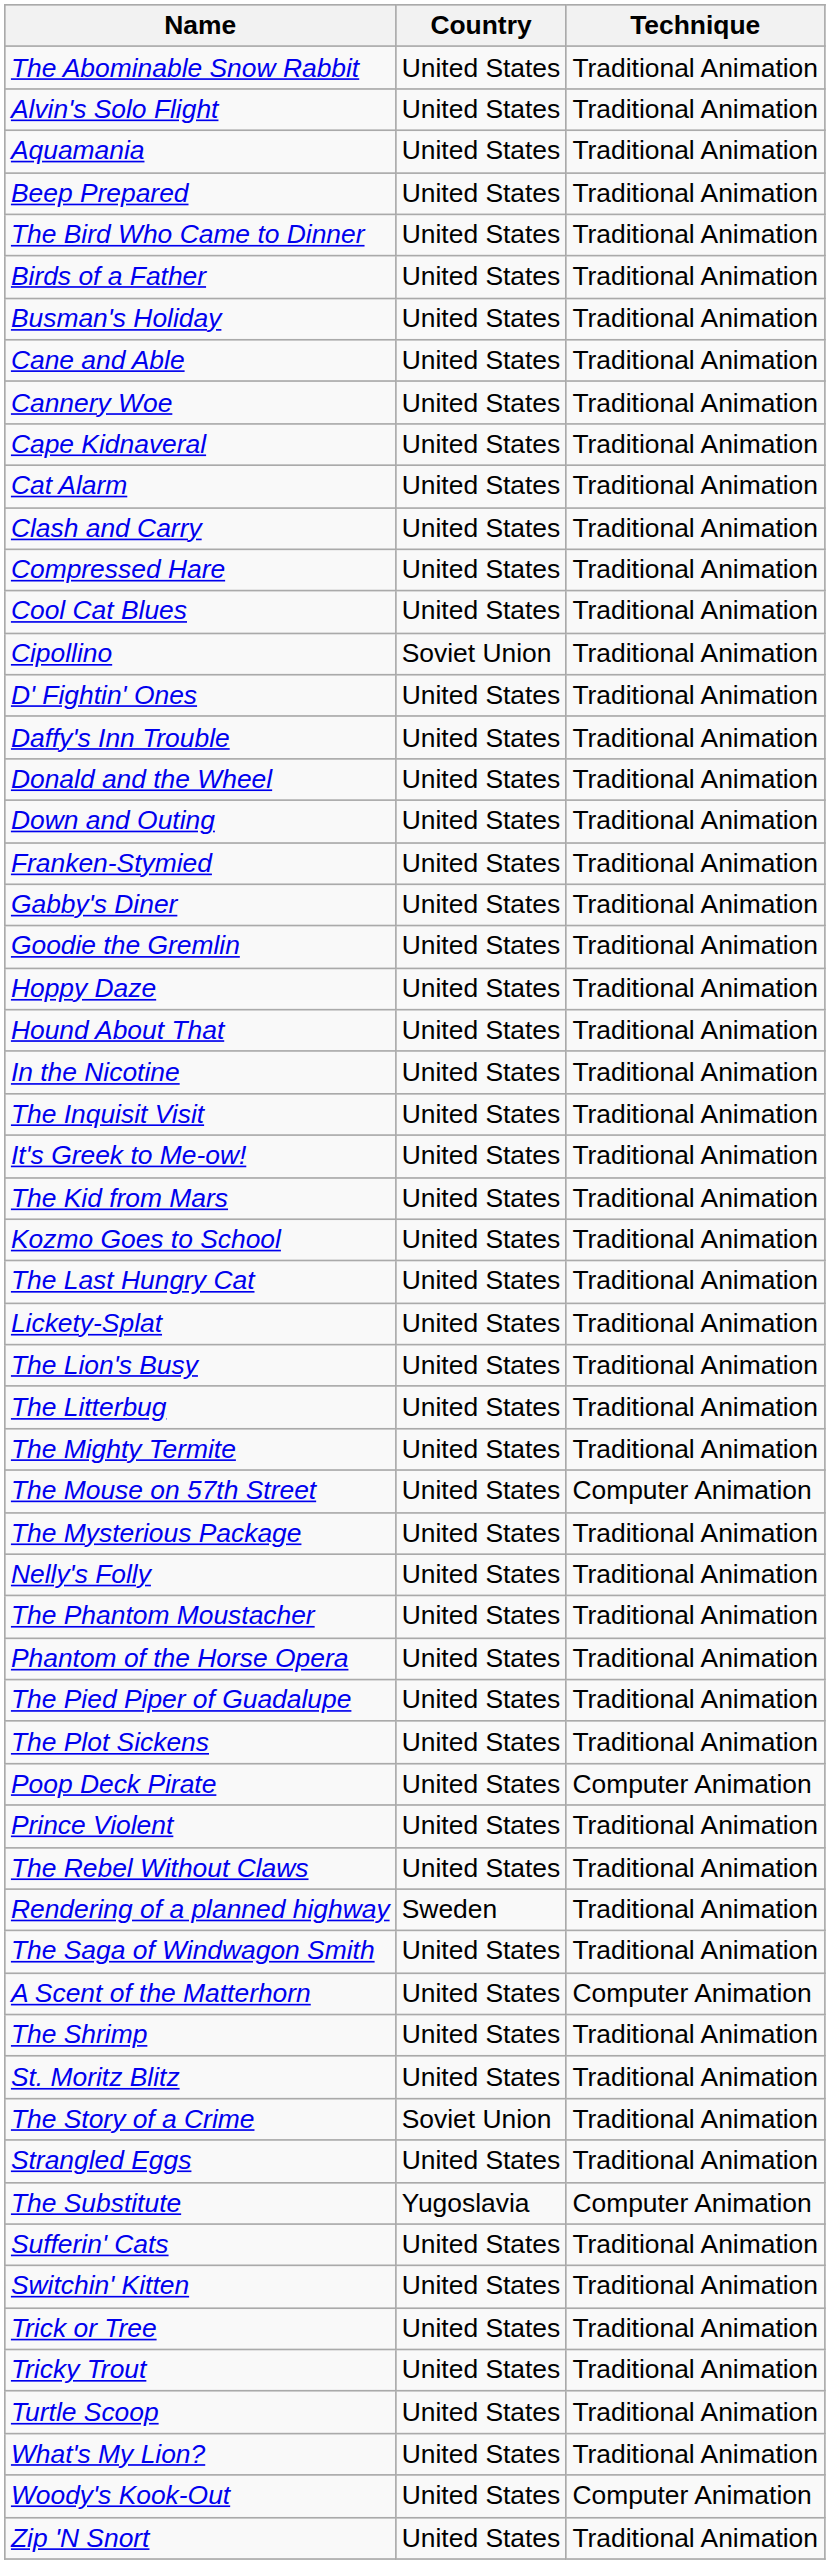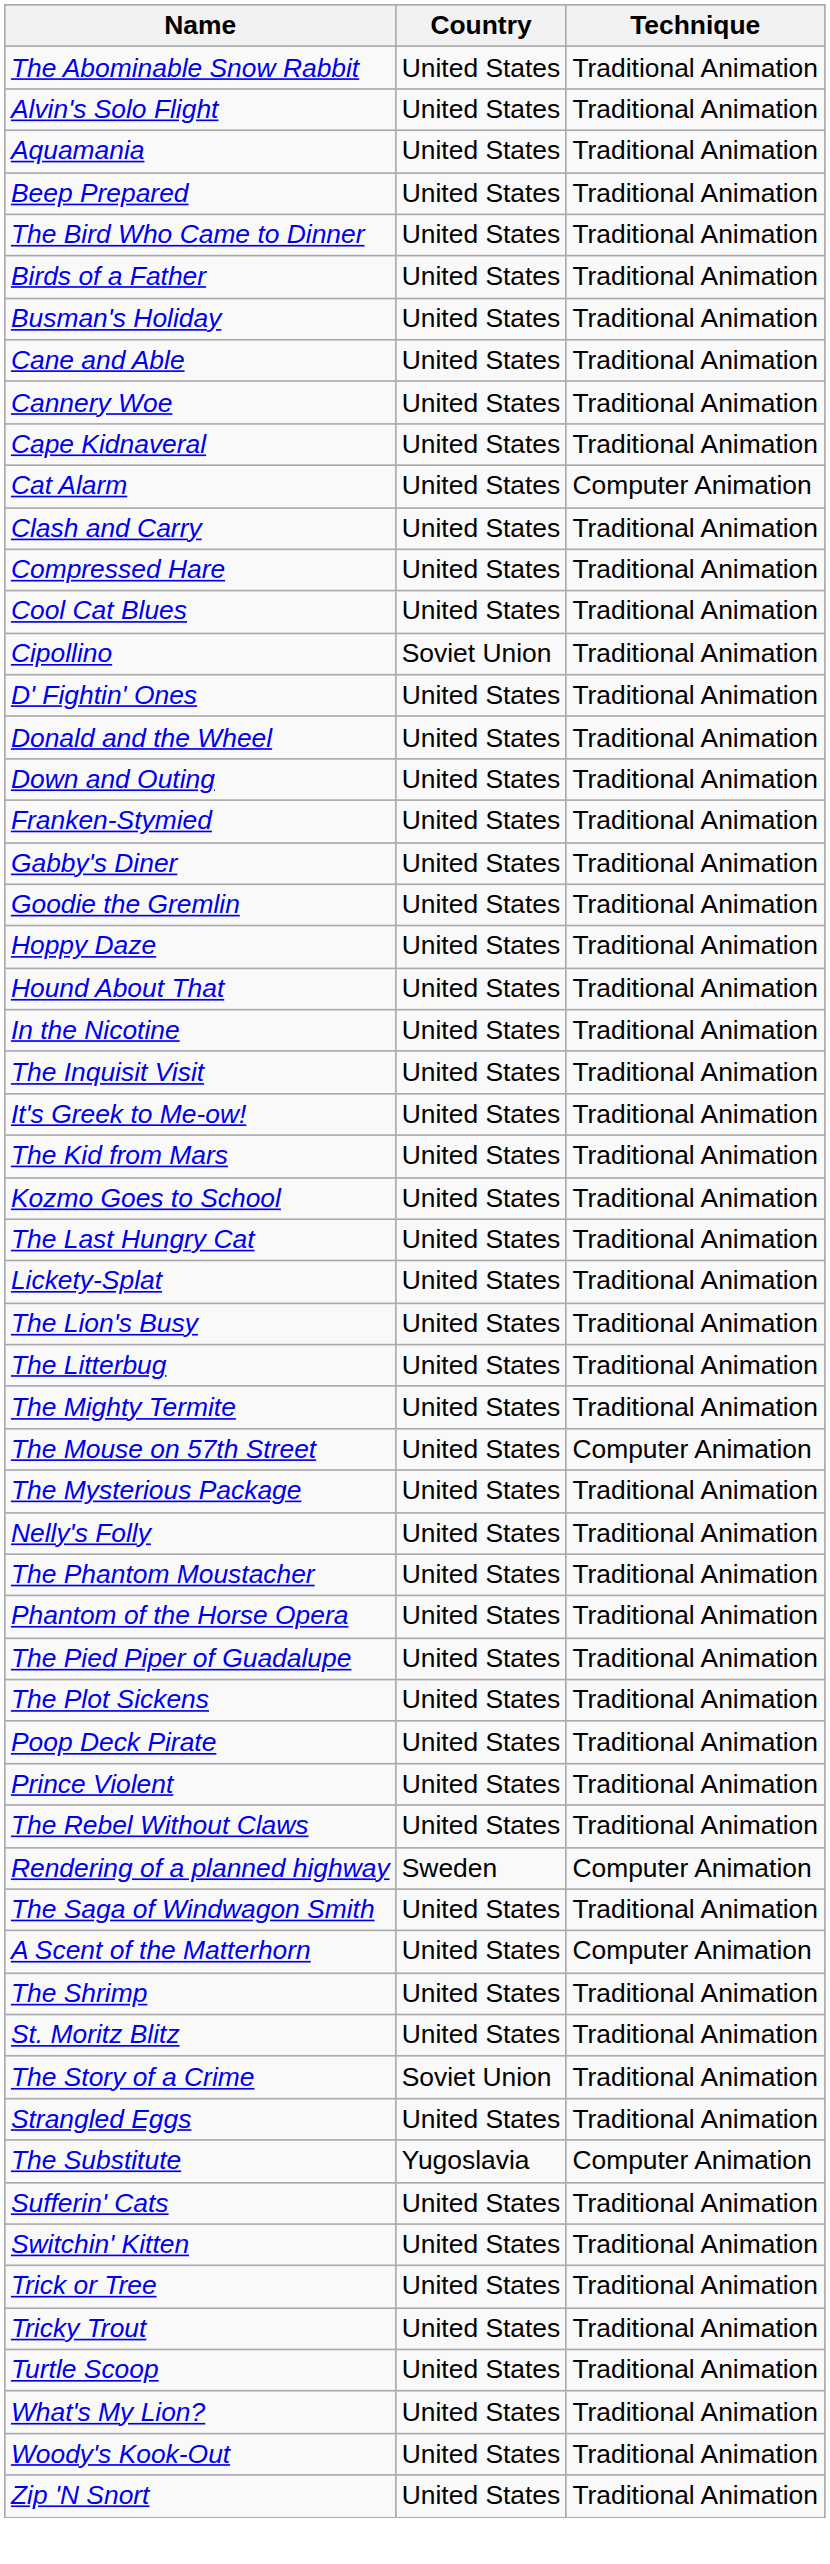(695, 485) Traditional Animation -> (692, 485) Computer Animation
- row: (120, 737)
(692, 1783) Computer Animation -> (695, 1742) Traditional Animation
(695, 1909) Traditional Animation -> (692, 1867) Computer Animation
(692, 2495) Computer Animation -> (695, 2453) Traditional Animation
